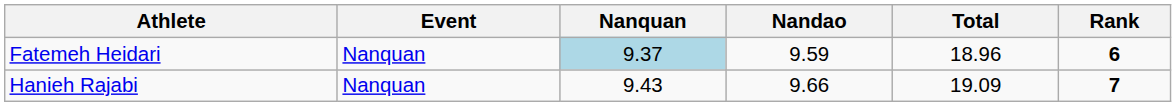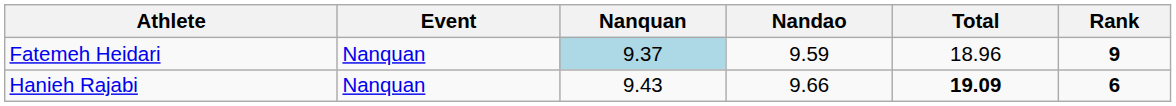(1114, 54) 6 -> (1114, 54) 9
(976, 86) normal -> (976, 86) bold
(1114, 86) 7 -> (1114, 86) 6
